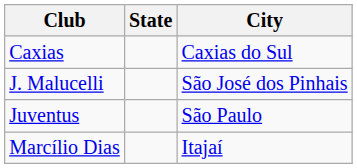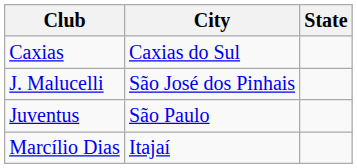columns swapped: (265, 20) <-> (151, 20)
